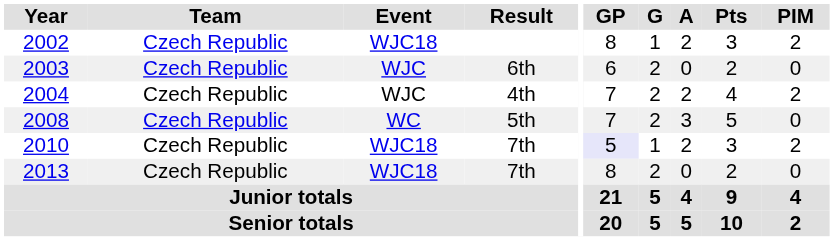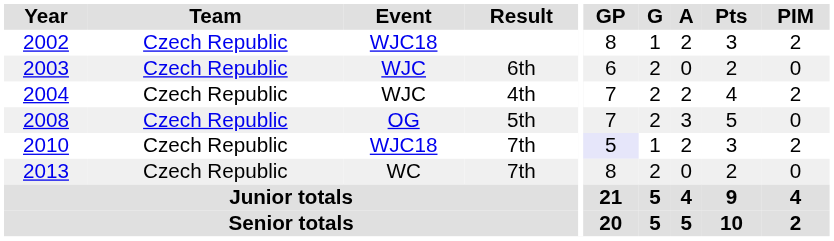(404, 119) WC -> (404, 119) OG
(404, 171) WJC18 -> (404, 171) WC
